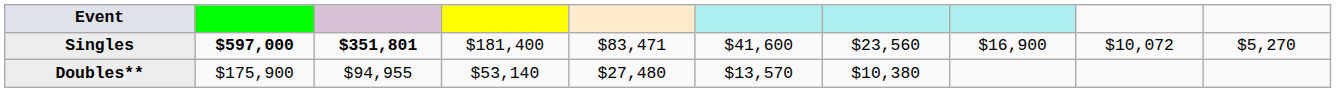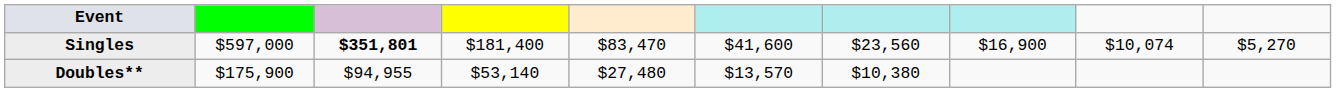(255, 46) bold -> (255, 46) normal
(632, 46) $83,471 -> (632, 46) $83,470
(1139, 46) $10,072 -> (1139, 46) $10,074
